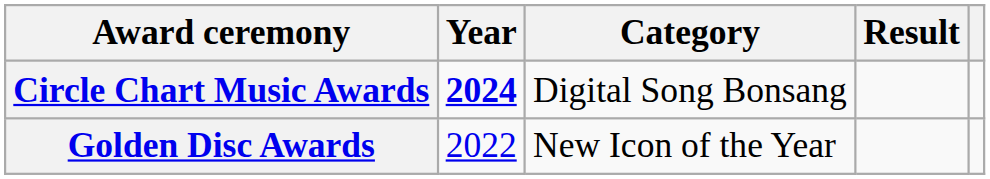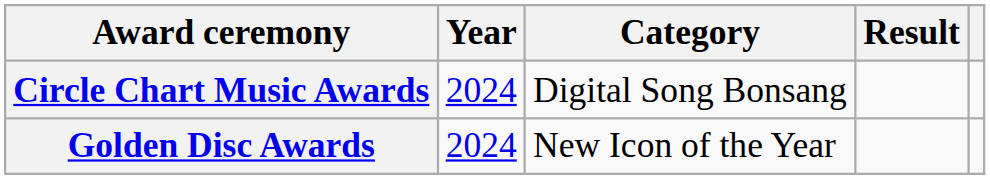(481, 88) bold -> (481, 88) normal
(481, 145) 2022 -> (481, 145) 2024
